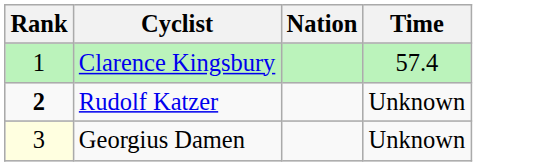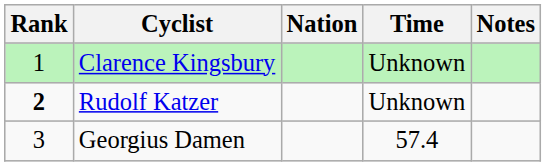+ column: (506, 23)
(417, 62) 57.4 -> (417, 62) Unknown
(39, 140) lightyellow background -> (39, 140) no background
(417, 140) Unknown -> (417, 140) 57.4
